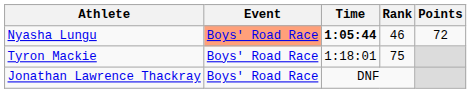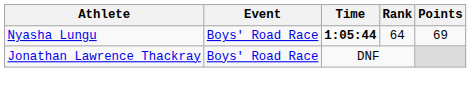(263, 35) lightsalmon background -> (263, 35) no background
(397, 35) 46 -> (397, 35) 64
(440, 35) 72 -> (440, 35) 69
- row: (52, 56)
